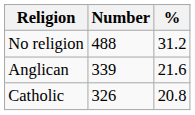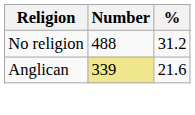(104, 69) no background -> (104, 69) khaki background
- row: (36, 95)
